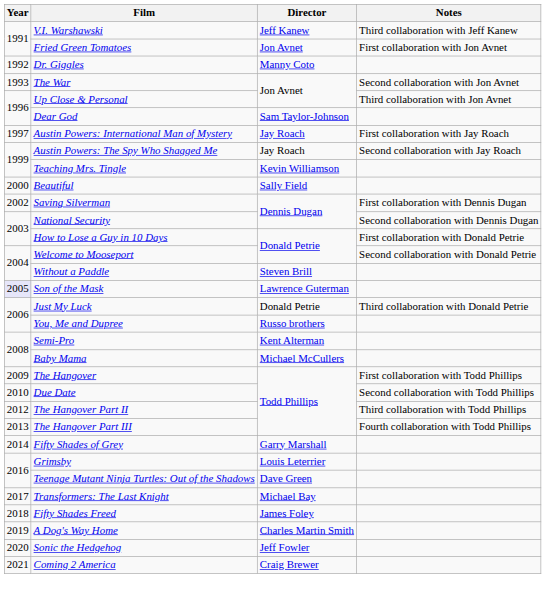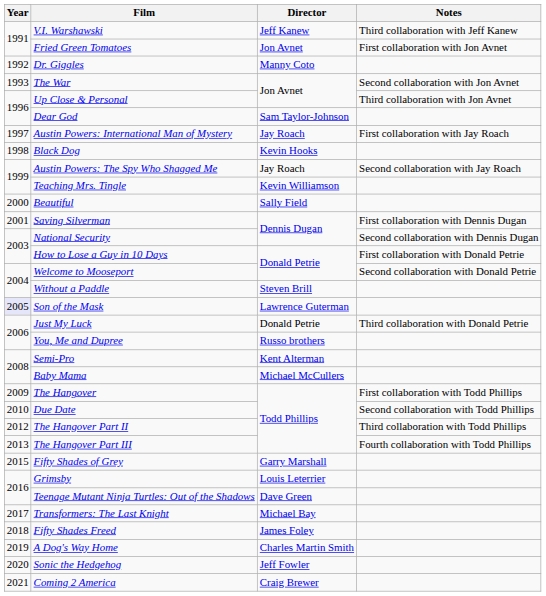+ row: (57, 151)
(18, 202) 2002 -> (18, 220) 2001
(18, 444) 2014 -> (18, 461) 2015
